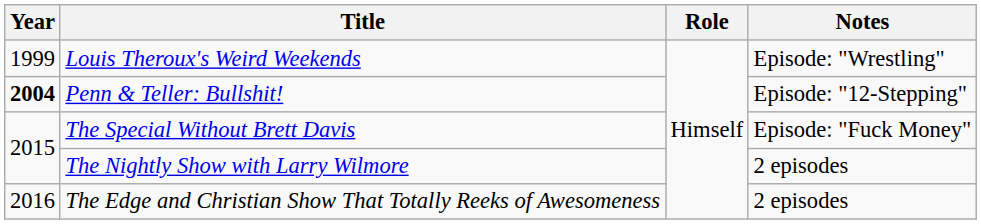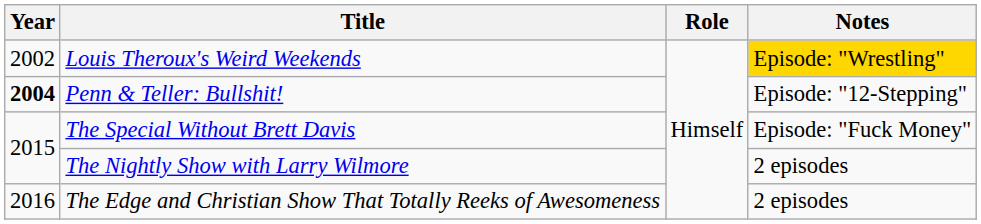(32, 58) 1999 -> (32, 58) 2002
(849, 58) no background -> (849, 58) gold background
